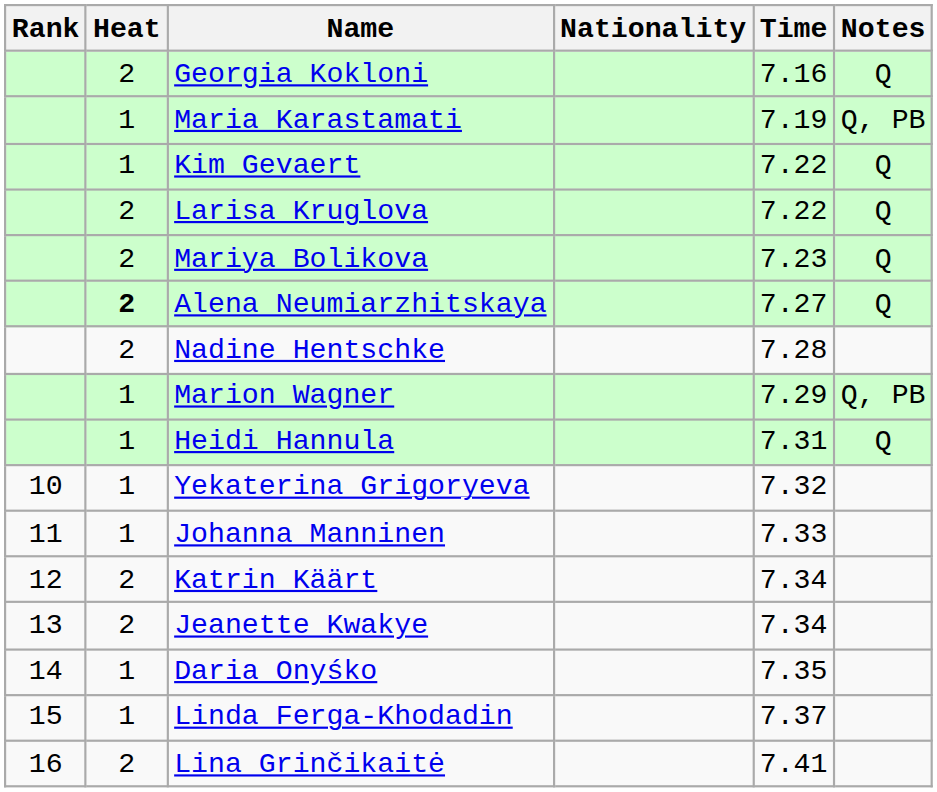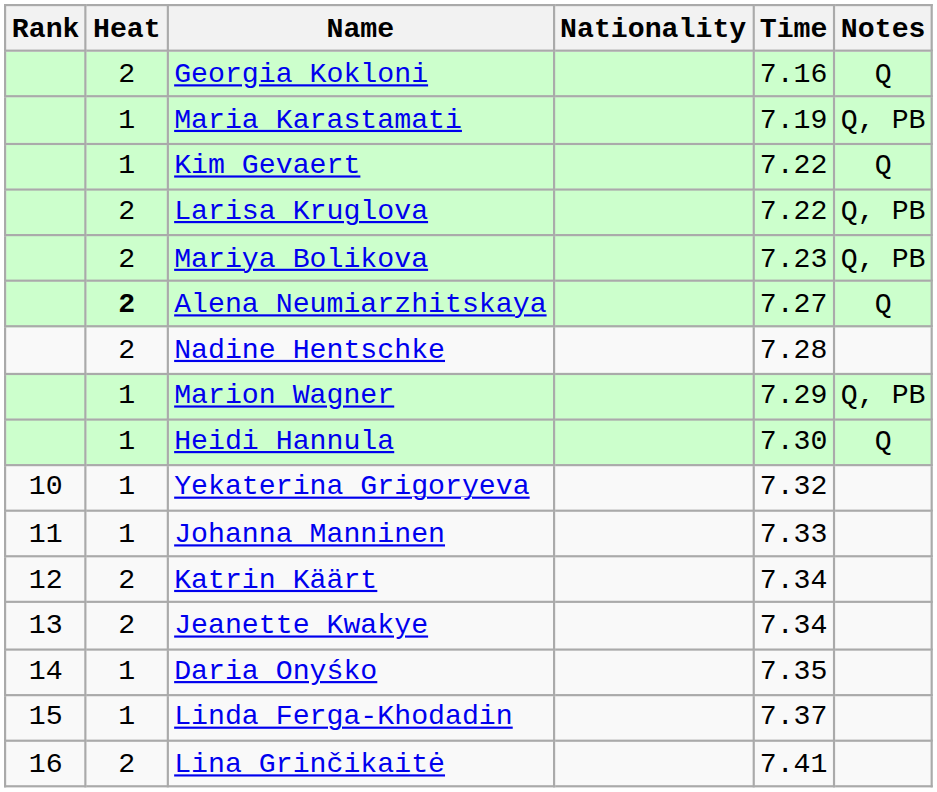(883, 212) Q -> (883, 212) Q, PB
(883, 258) Q -> (883, 258) Q, PB
(794, 442) 7.31 -> (794, 442) 7.30
